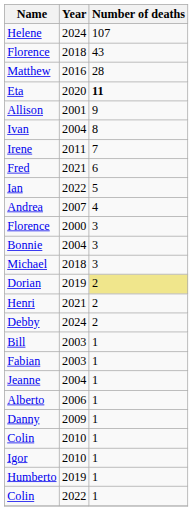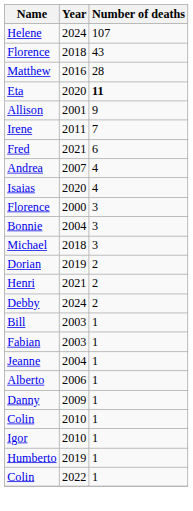- row: (18, 129)
- row: (15, 187)
+ row: (21, 187)
(95, 284) khaki background -> (95, 264) no background
